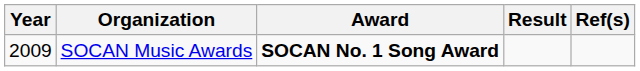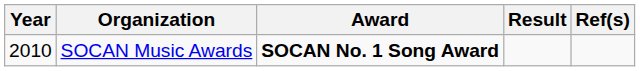(30, 50) 2009 -> (30, 50) 2010
